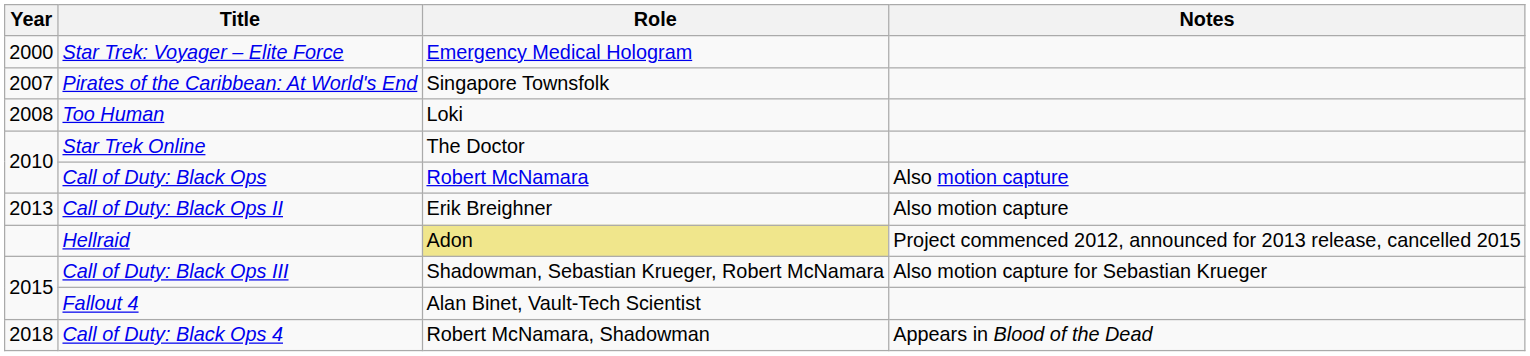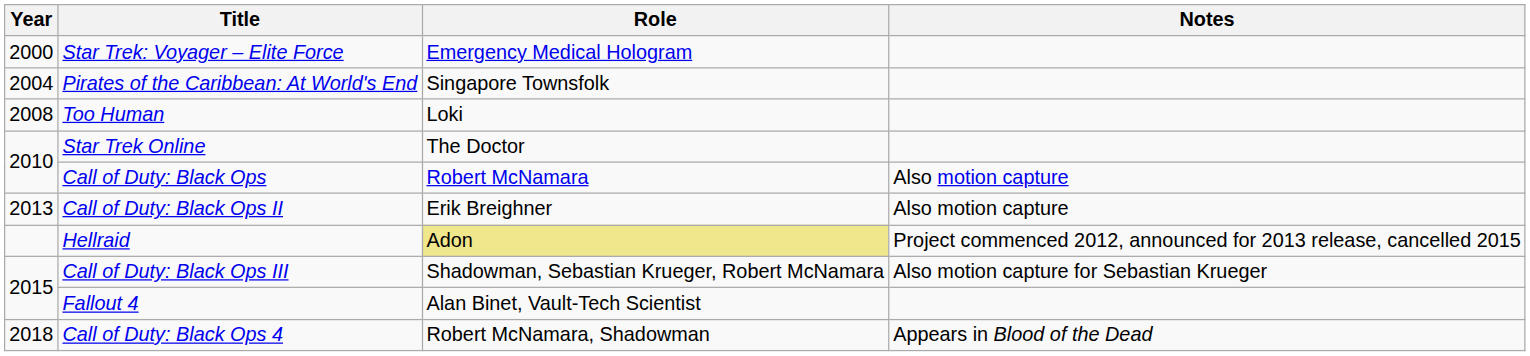(31, 83) 2007 -> (31, 83) 2004
